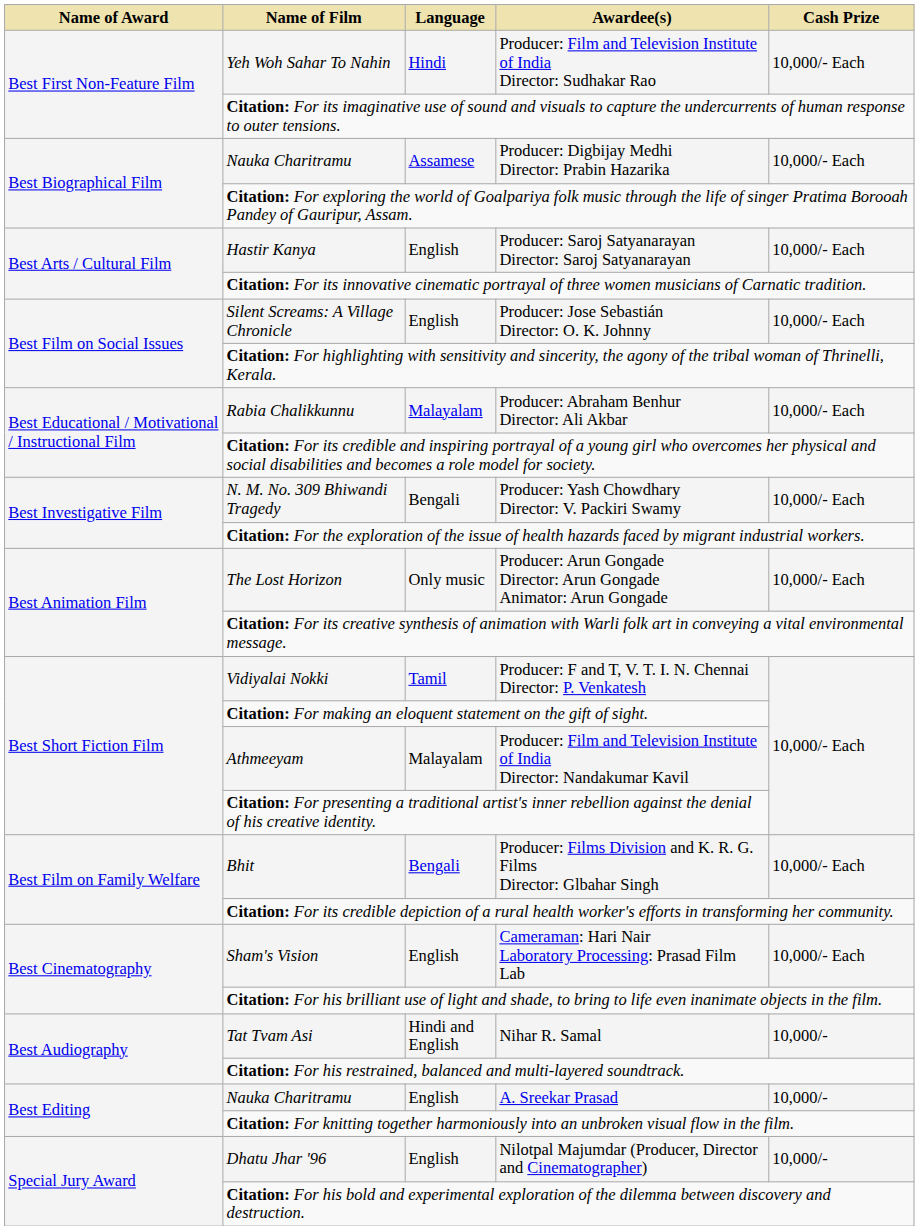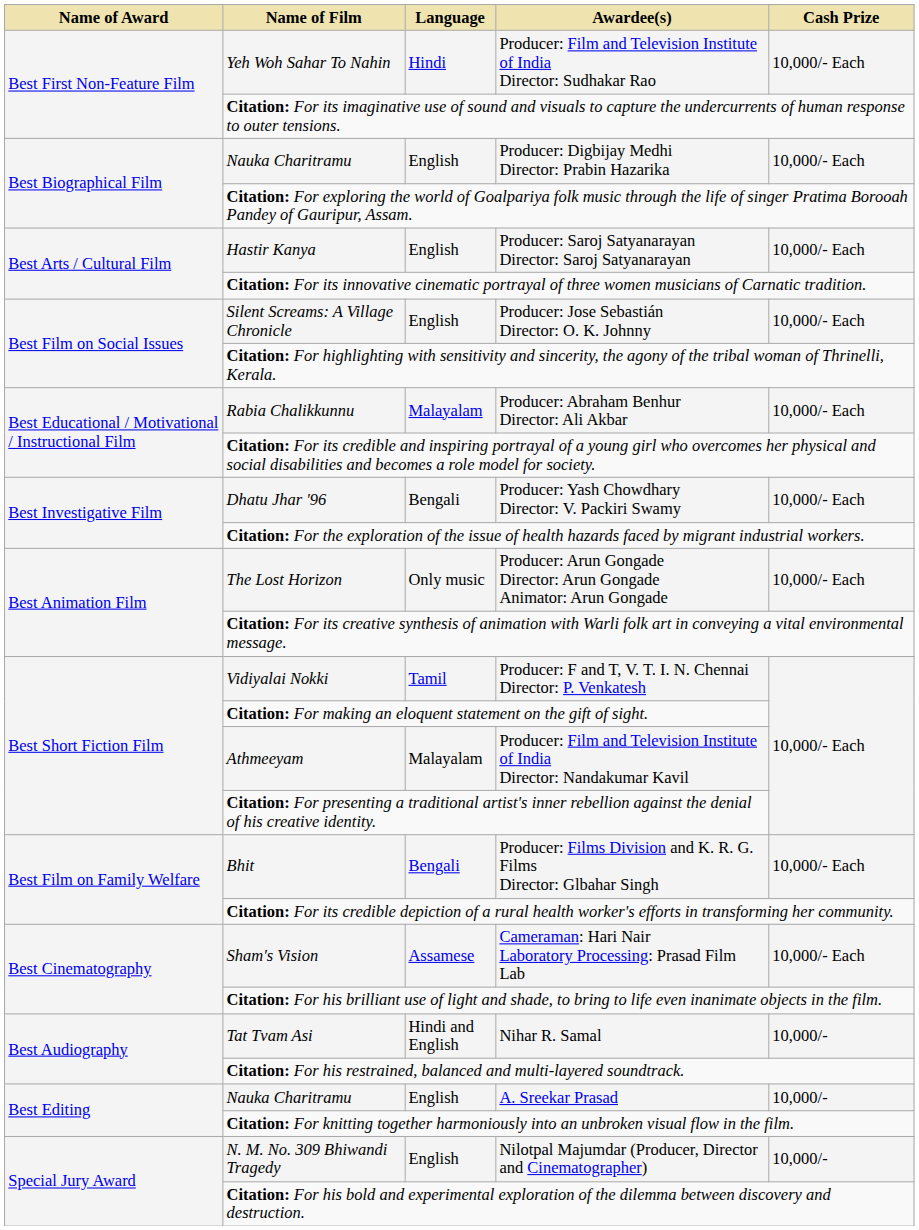(441, 160) Assamese -> (434, 160) English
(307, 499) N. M. No. 309 Bhiwandi Tragedy -> (276, 499) Dhatu Jhar '96
(434, 955) English -> (441, 955) Assamese
(276, 1158) Dhatu Jhar '96 -> (307, 1158) N. M. No. 309 Bhiwandi Tragedy
